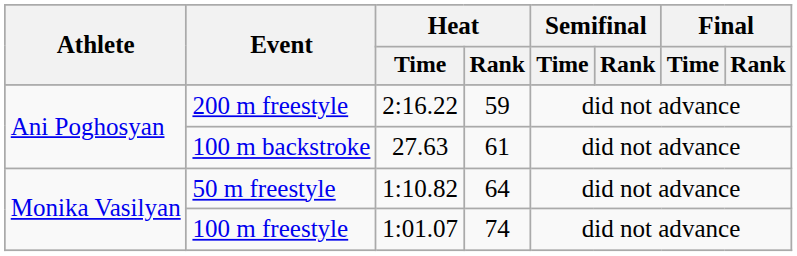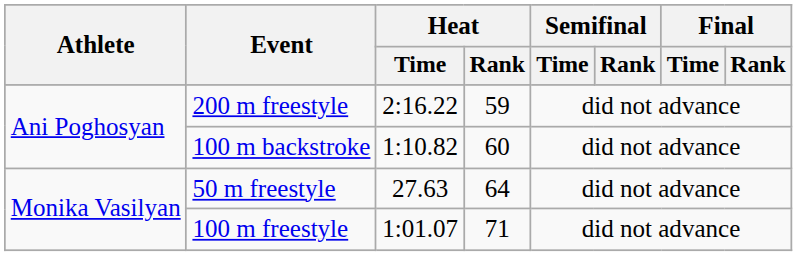(420, 147) 27.63 -> (420, 147) 1:10.82
(497, 147) 61 -> (497, 147) 60
(420, 188) 1:10.82 -> (420, 188) 27.63
(497, 229) 74 -> (497, 229) 71
